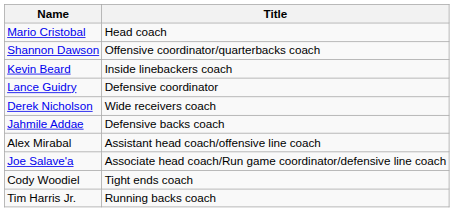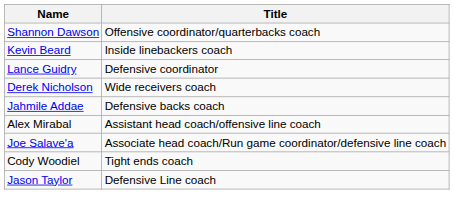- row: (46, 32)
- row: (42, 198)
+ row: (40, 180)
